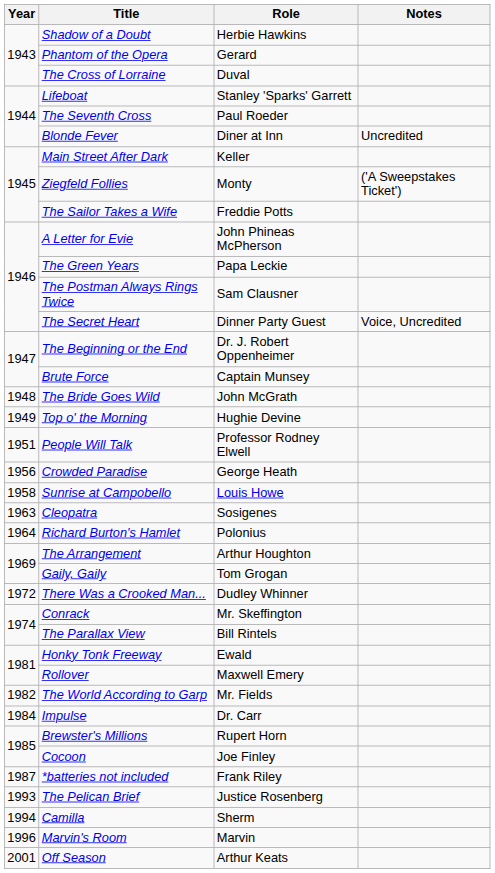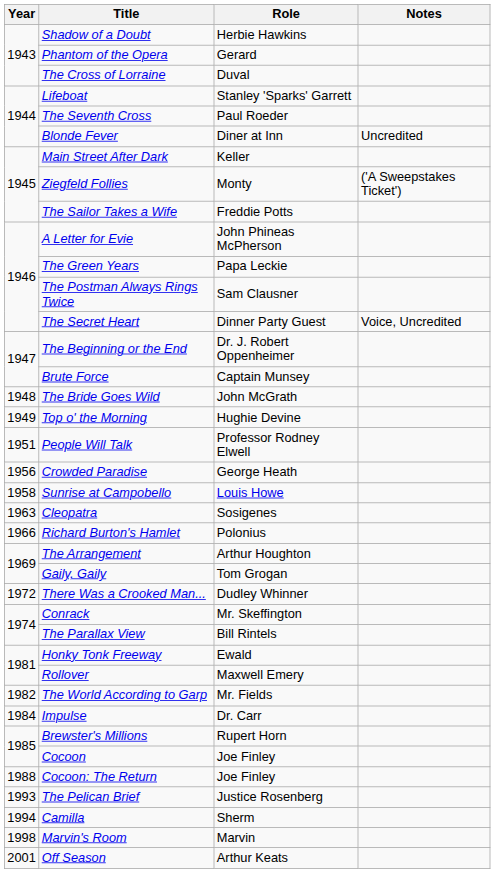(22, 533) 1964 -> (22, 533) 1966
- row: (105, 776)
+ row: (99, 776)
(22, 837) 1996 -> (22, 837) 1998
